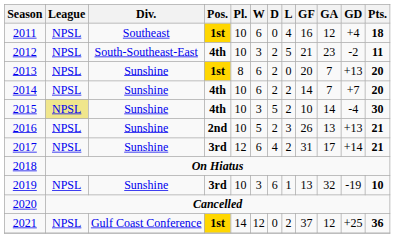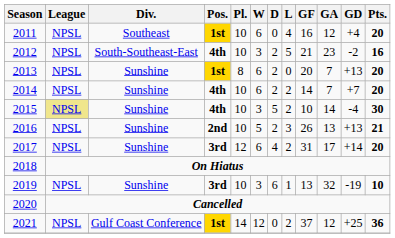(378, 33) 18 -> (378, 33) 20
(378, 52) 11 -> (378, 52) 16
(378, 147) 21 -> (378, 147) 20
